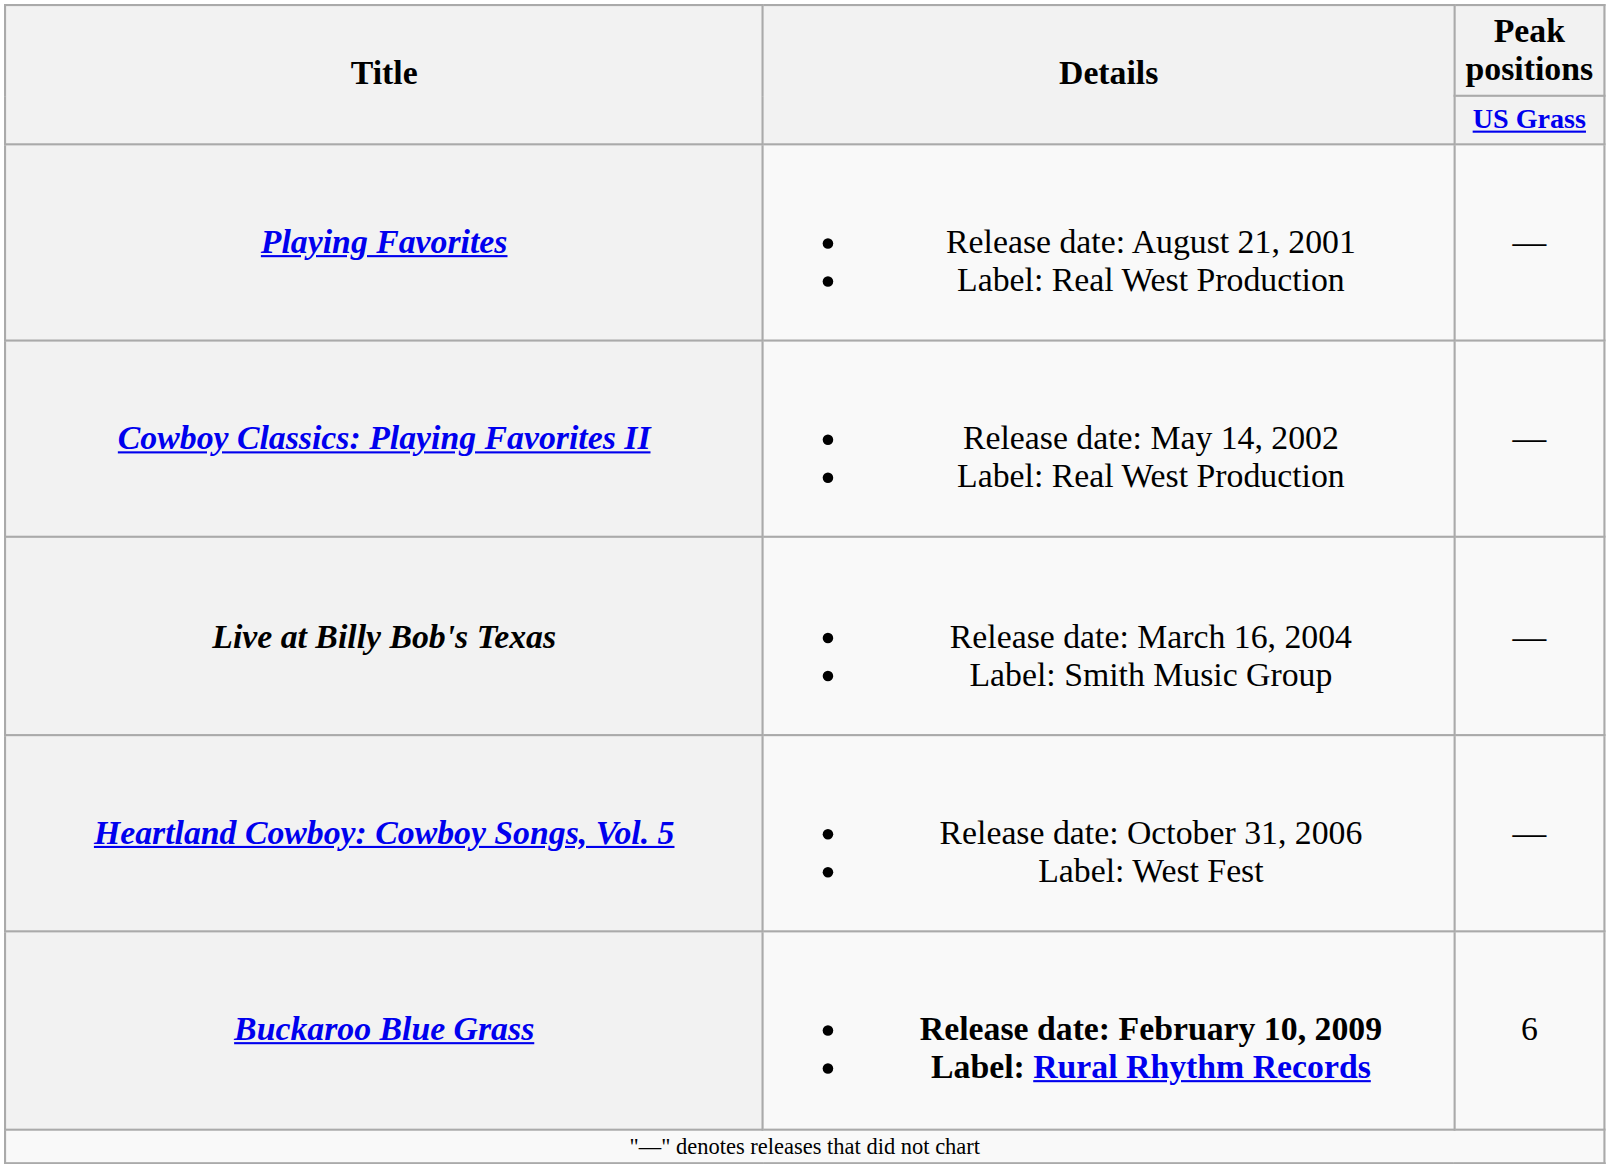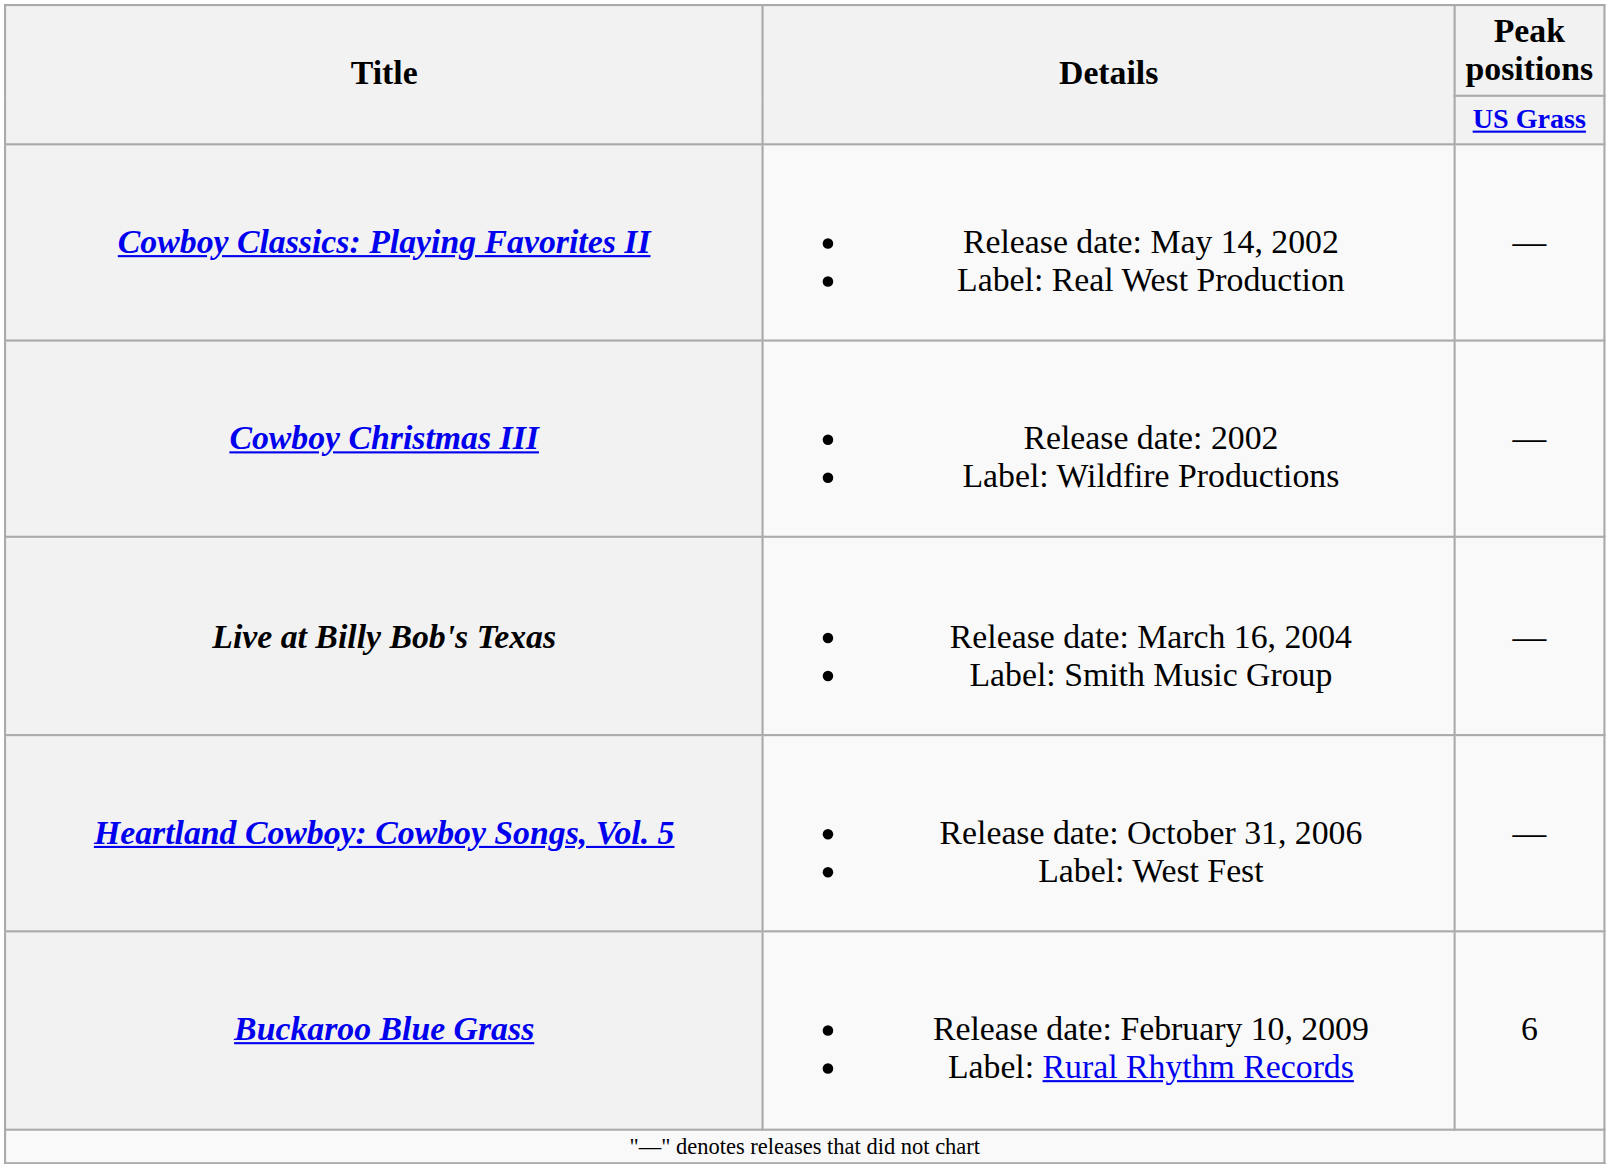- row: (384, 241)
+ row: (384, 438)
(1109, 1049) bold -> (1109, 1049) normal
